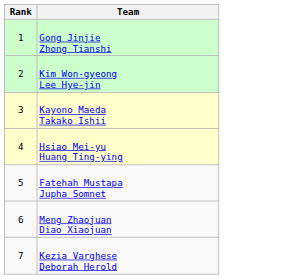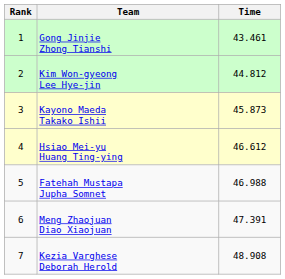+ column: (250, 12)
